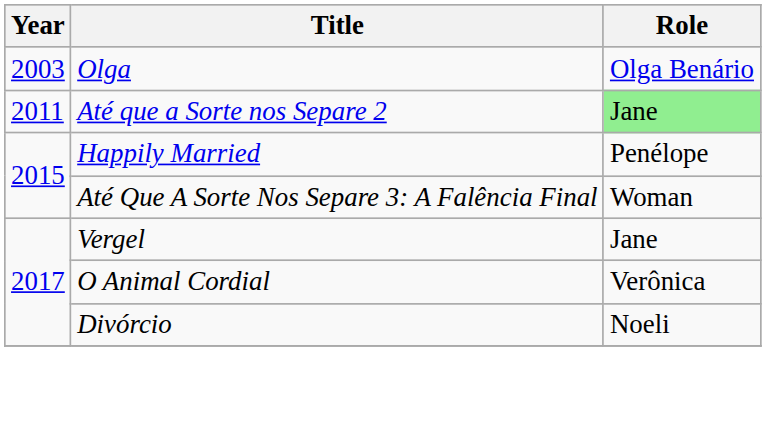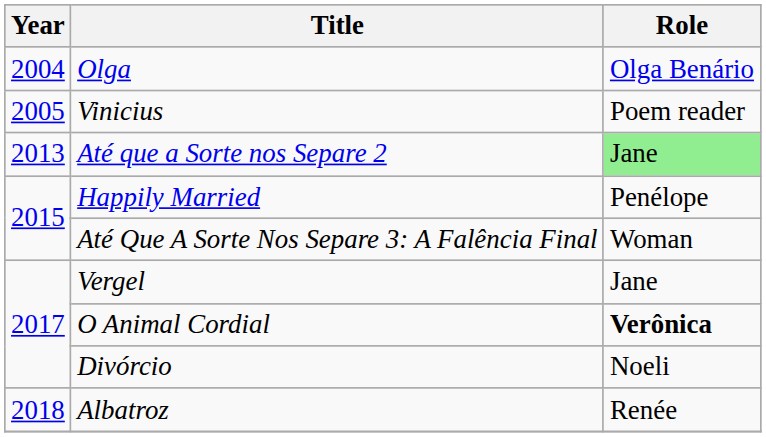(38, 68) 2003 -> (38, 68) 2004
+ row: (120, 111)
(37, 111) 2011 -> (38, 153) 2013
(658, 281) normal -> (661, 324) bold
+ row: (123, 409)
